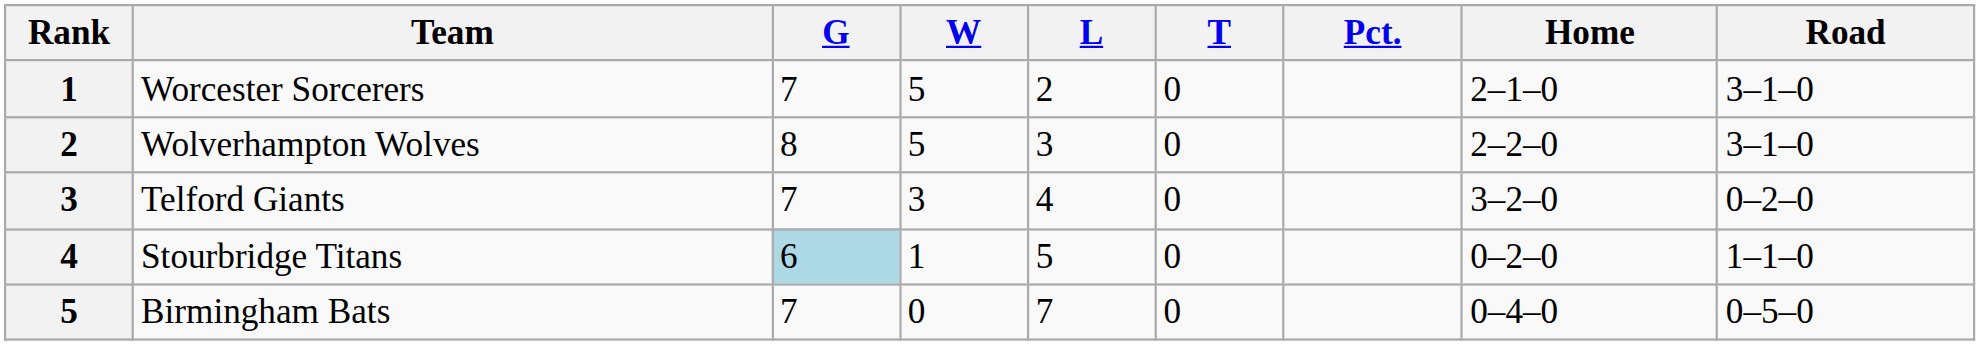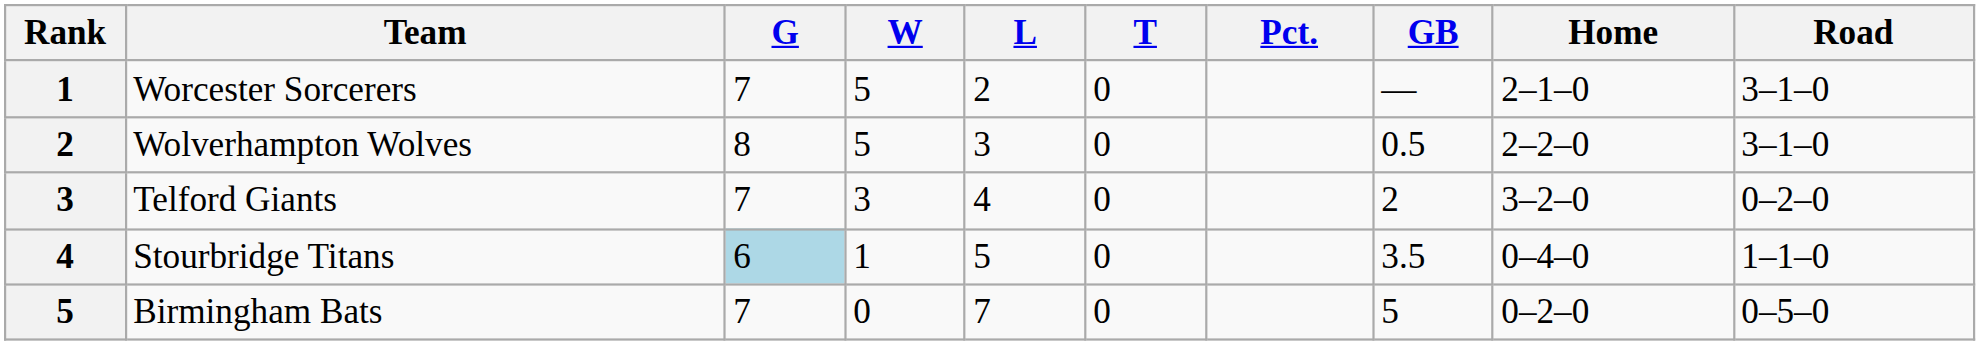+ column: (1433, 32)
(1514, 255) 0–2–0 -> (1545, 255) 0–4–0
(1514, 311) 0–4–0 -> (1545, 311) 0–2–0
